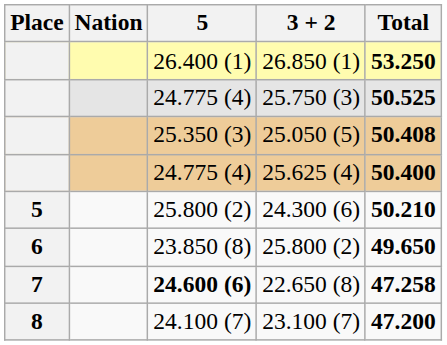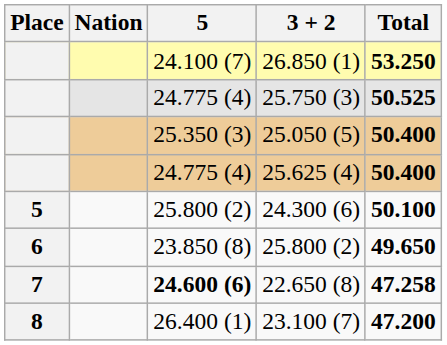(202, 60) 26.400 (1) -> (202, 60) 24.100 (7)
(403, 135) 50.408 -> (403, 135) 50.400
(403, 209) 50.210 -> (403, 209) 50.100
(202, 321) 24.100 (7) -> (202, 321) 26.400 (1)
